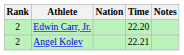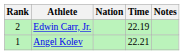(138, 27) 22.20 -> (138, 27) 22.19
(18, 42) 2 -> (18, 42) 1
